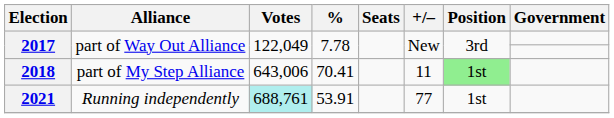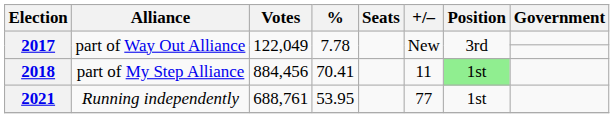(281, 71) 643,006 -> (281, 71) 884,456
(281, 98) paleturquoise background -> (281, 98) no background
(335, 98) 53.91 -> (335, 98) 53.95
